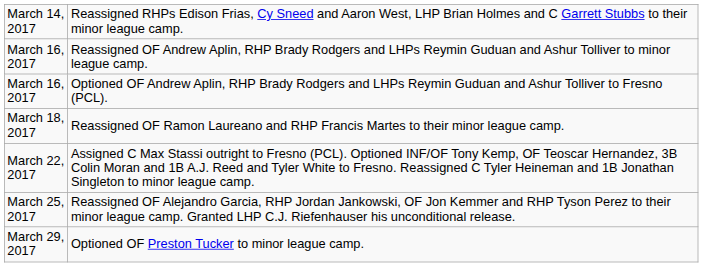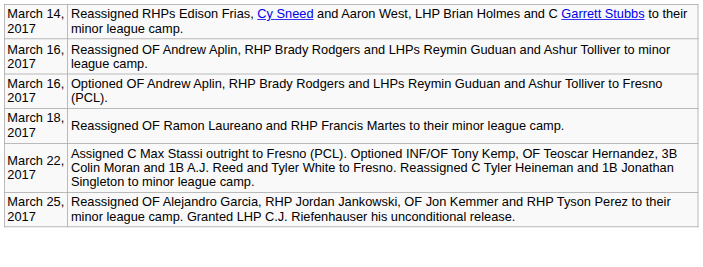- row: (217, 244)
